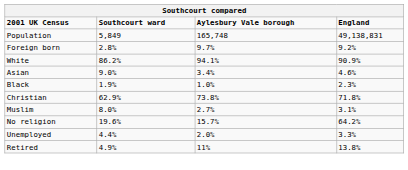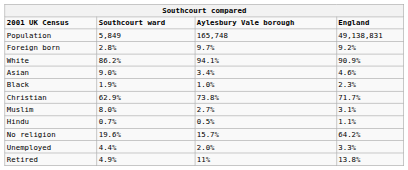(349, 97) 71.8% -> (349, 97) 71.7%
+ row: (18, 122)
